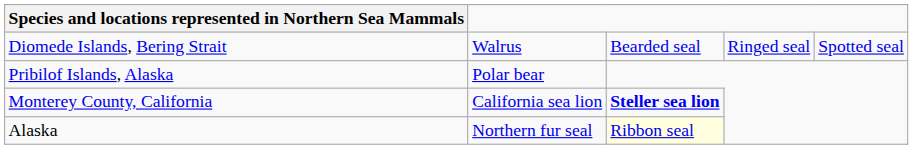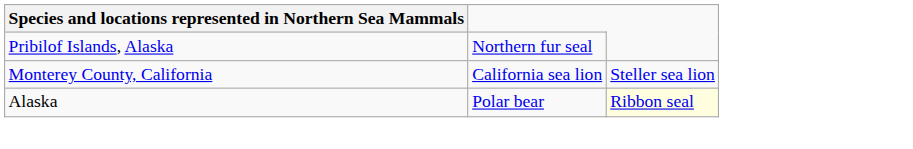- row: (118, 46)
(508, 74) Polar bear -> (532, 46) Northern fur seal
(665, 102) bold -> (663, 74) normal
(532, 130) Northern fur seal -> (508, 102) Polar bear
